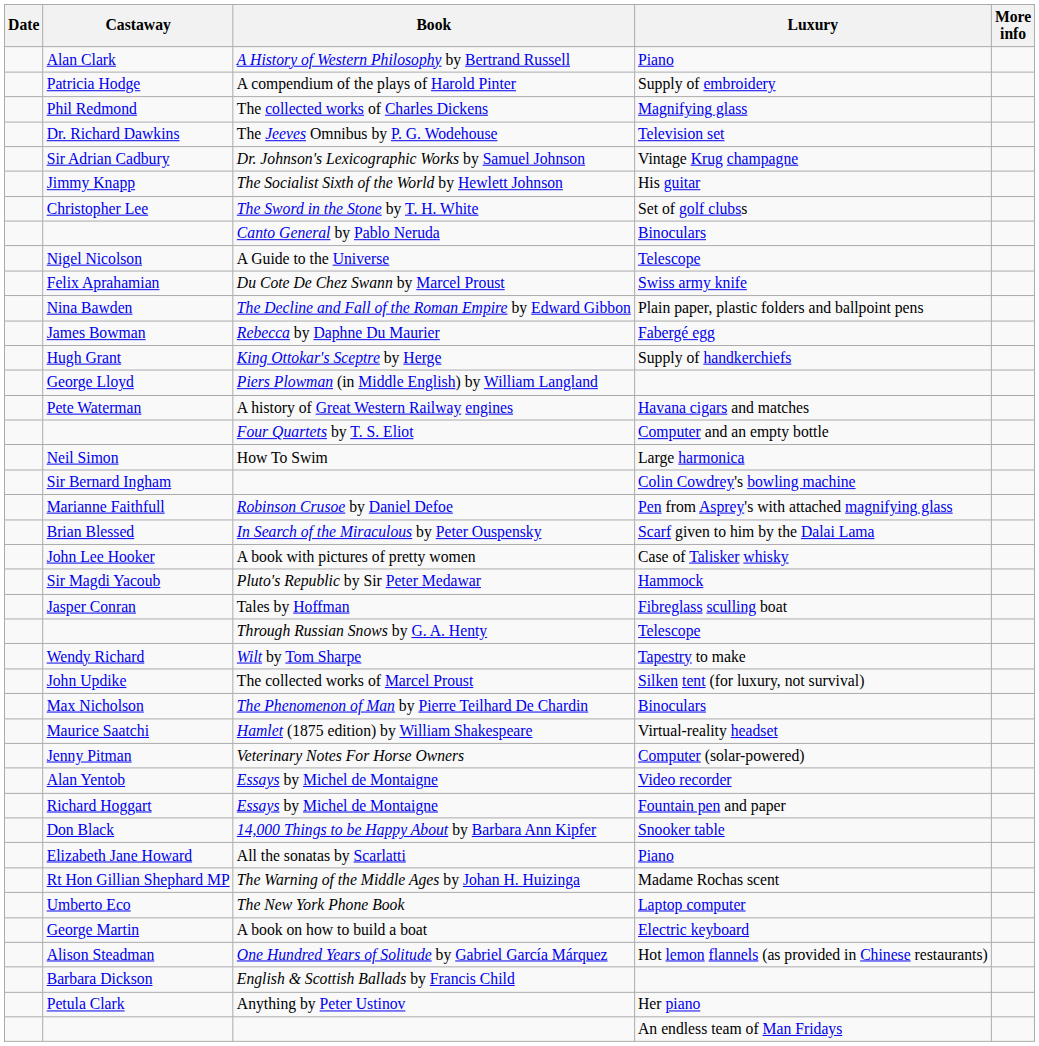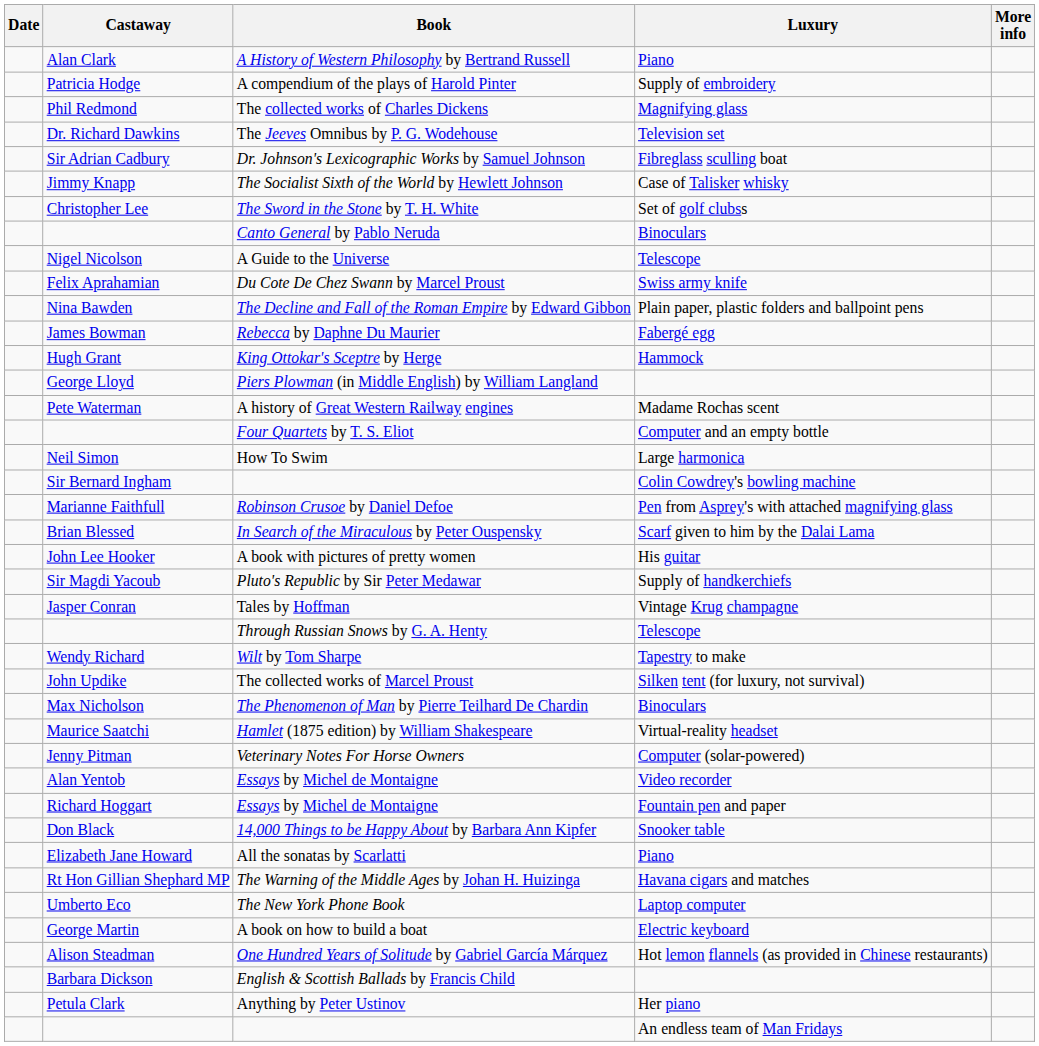(718, 158) Vintage Krug champagne -> (713, 158) Fibreglass sculling boat
(669, 183) His guitar -> (713, 183) Case of Talisker whisky
(715, 357) Supply of handkerchiefs -> (671, 357) Hammock
(724, 407) Havana cigars and matches -> (709, 407) Madame Rochas scent
(713, 556) Case of Talisker whisky -> (669, 556) His guitar
(671, 581) Hammock -> (715, 581) Supply of handkerchiefs
(713, 606) Fibreglass sculling boat -> (718, 606) Vintage Krug champagne
(709, 880) Madame Rochas scent -> (724, 880) Havana cigars and matches
